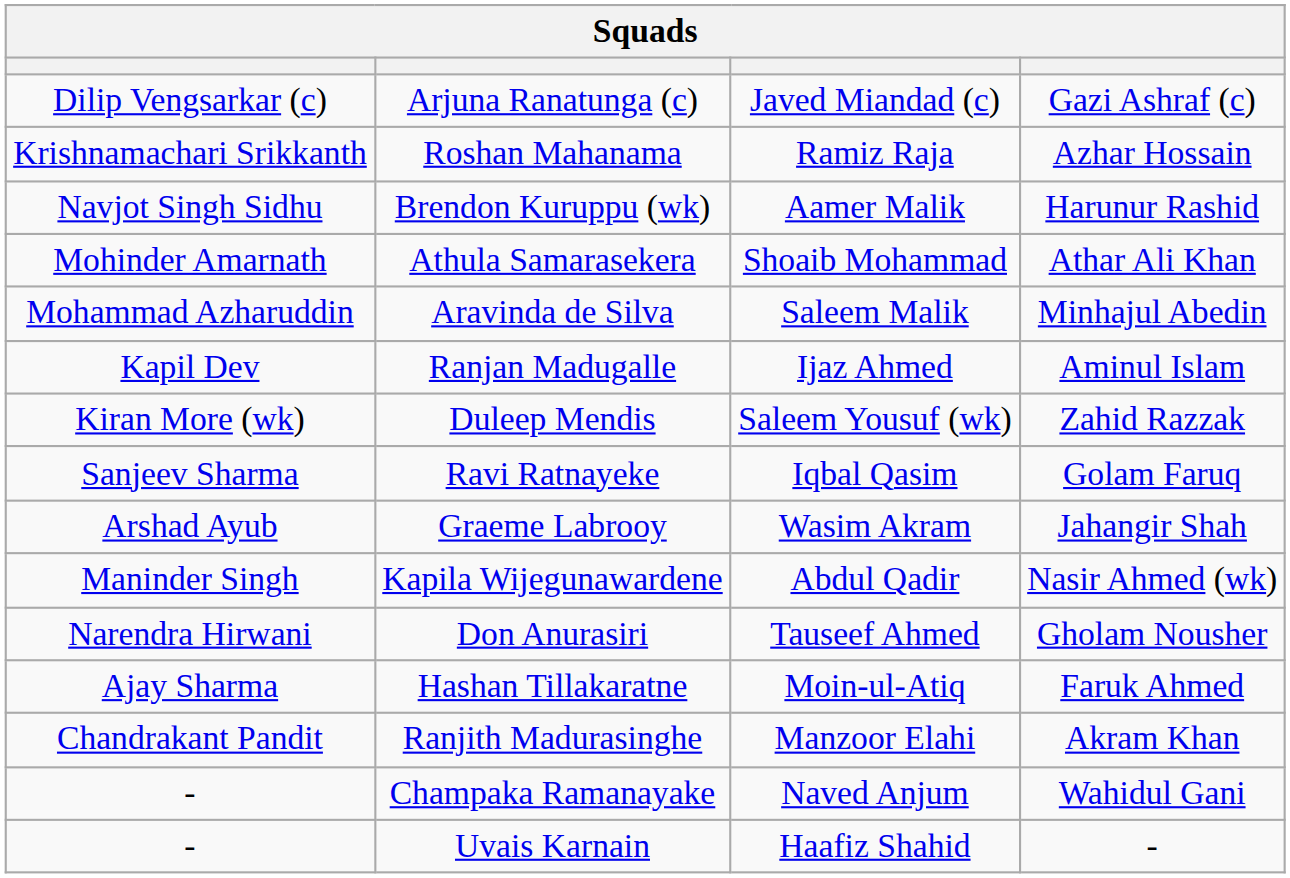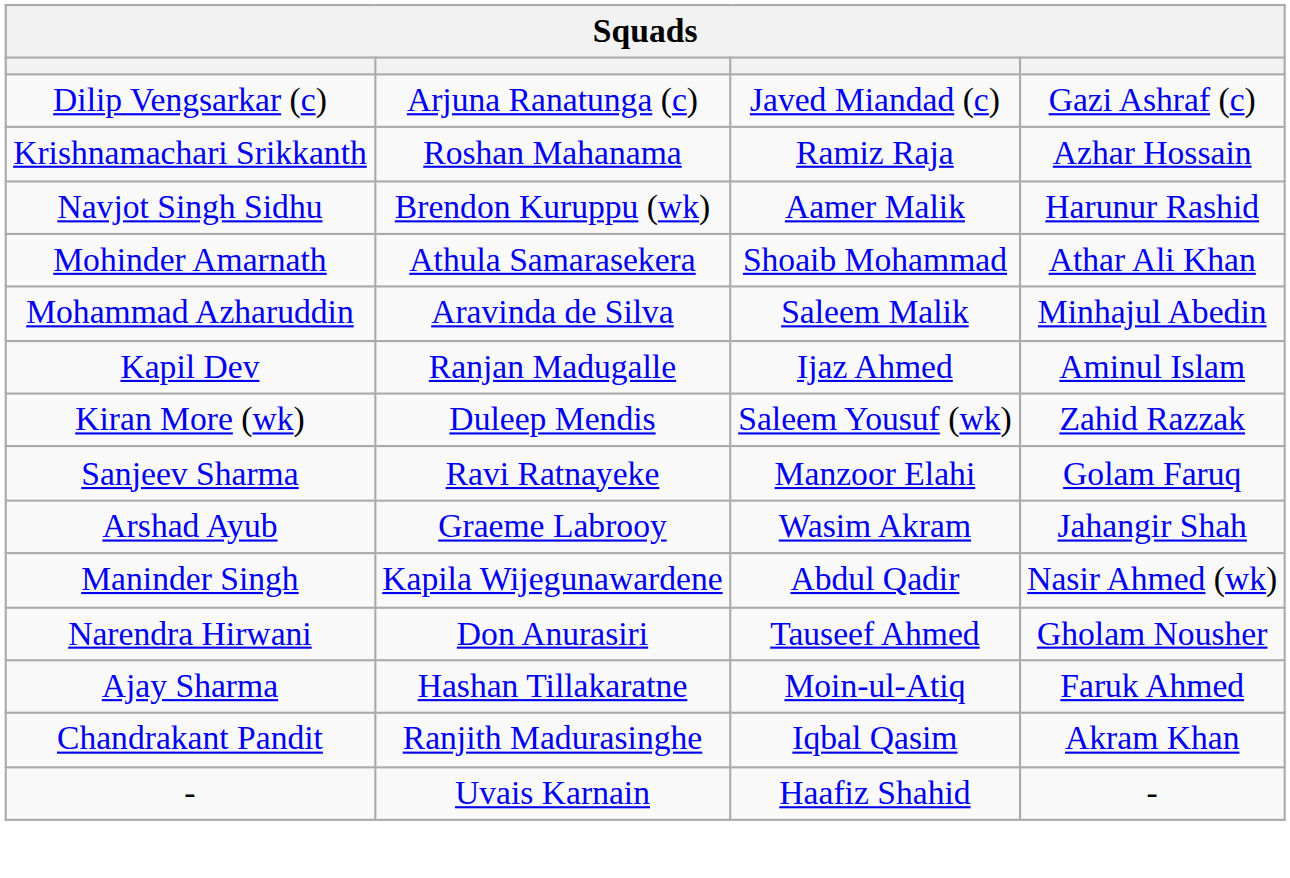(875, 472) Iqbal Qasim -> (875, 472) Manzoor Elahi
(875, 739) Manzoor Elahi -> (875, 739) Iqbal Qasim
- row: (552, 792)
